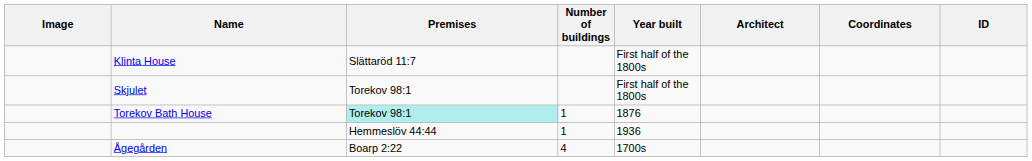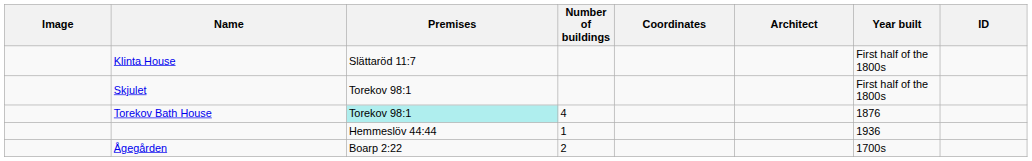columns swapped: (657, 25) <-> (880, 25)
(564, 113) 1 -> (564, 113) 4
(564, 148) 4 -> (564, 148) 2
